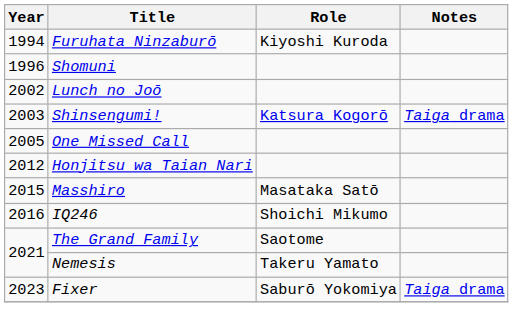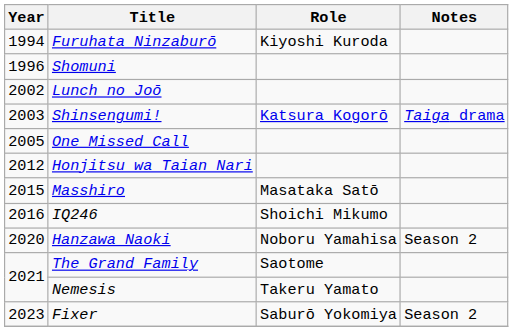+ row: (111, 240)
(454, 290) Taiga drama -> (441, 314) Season 2
